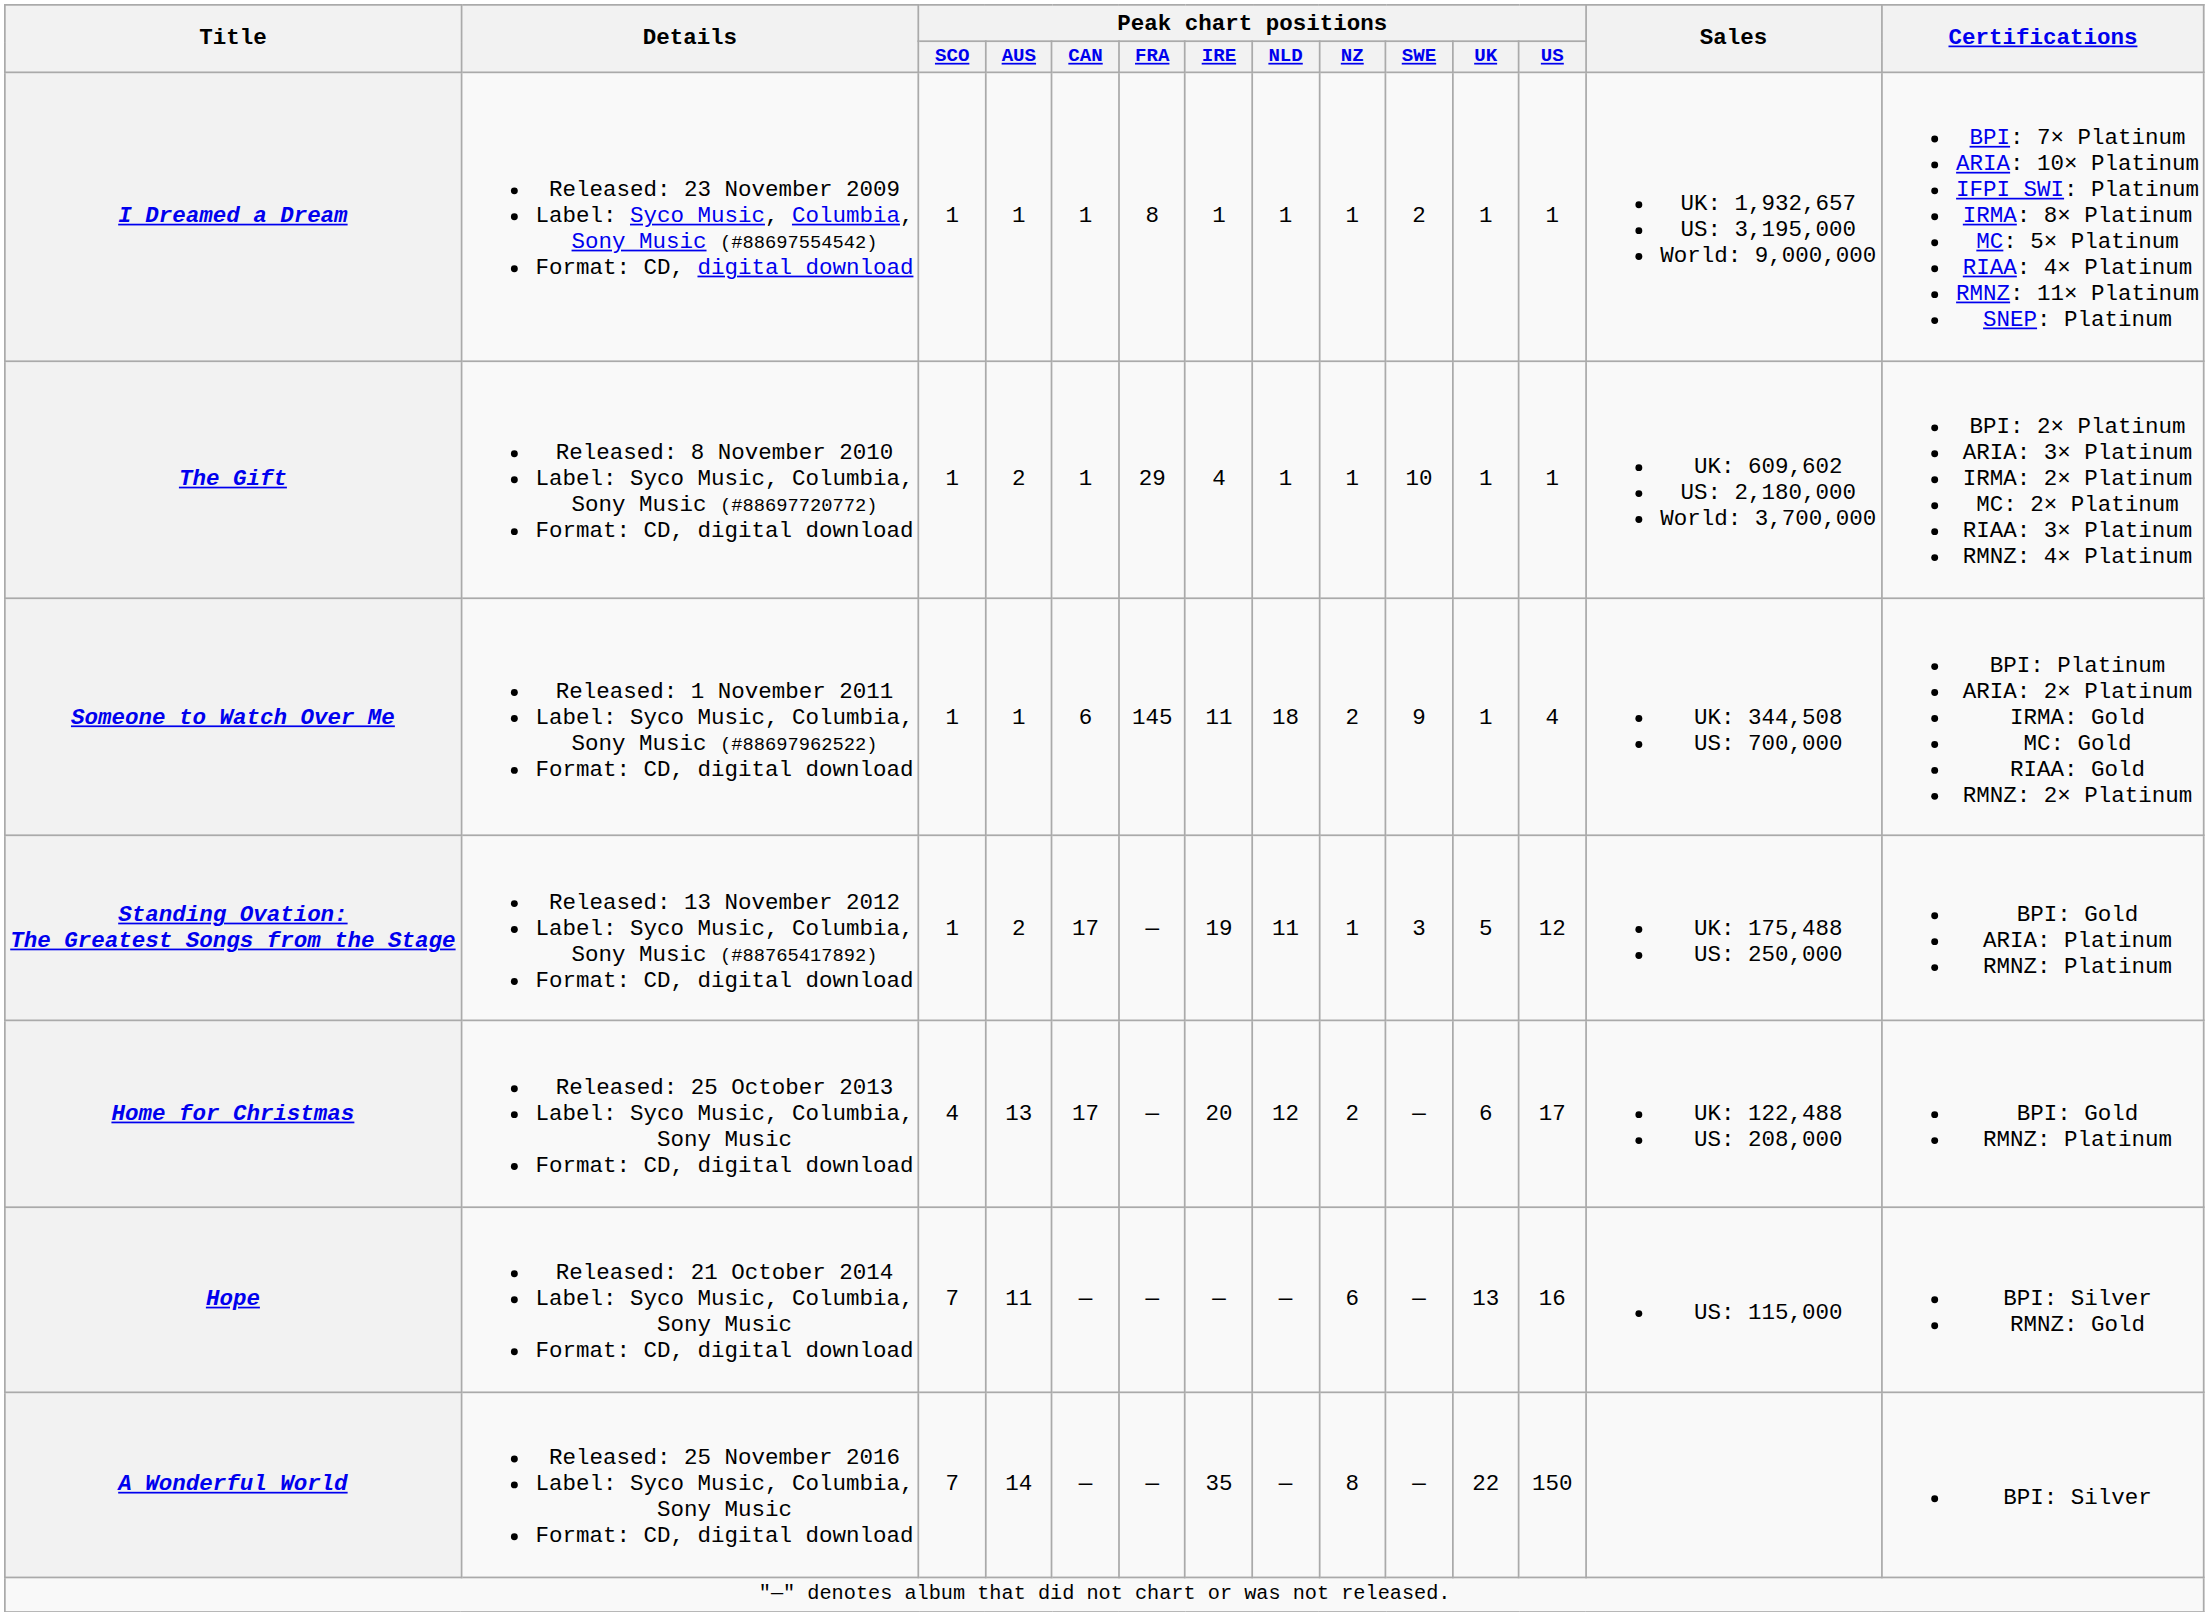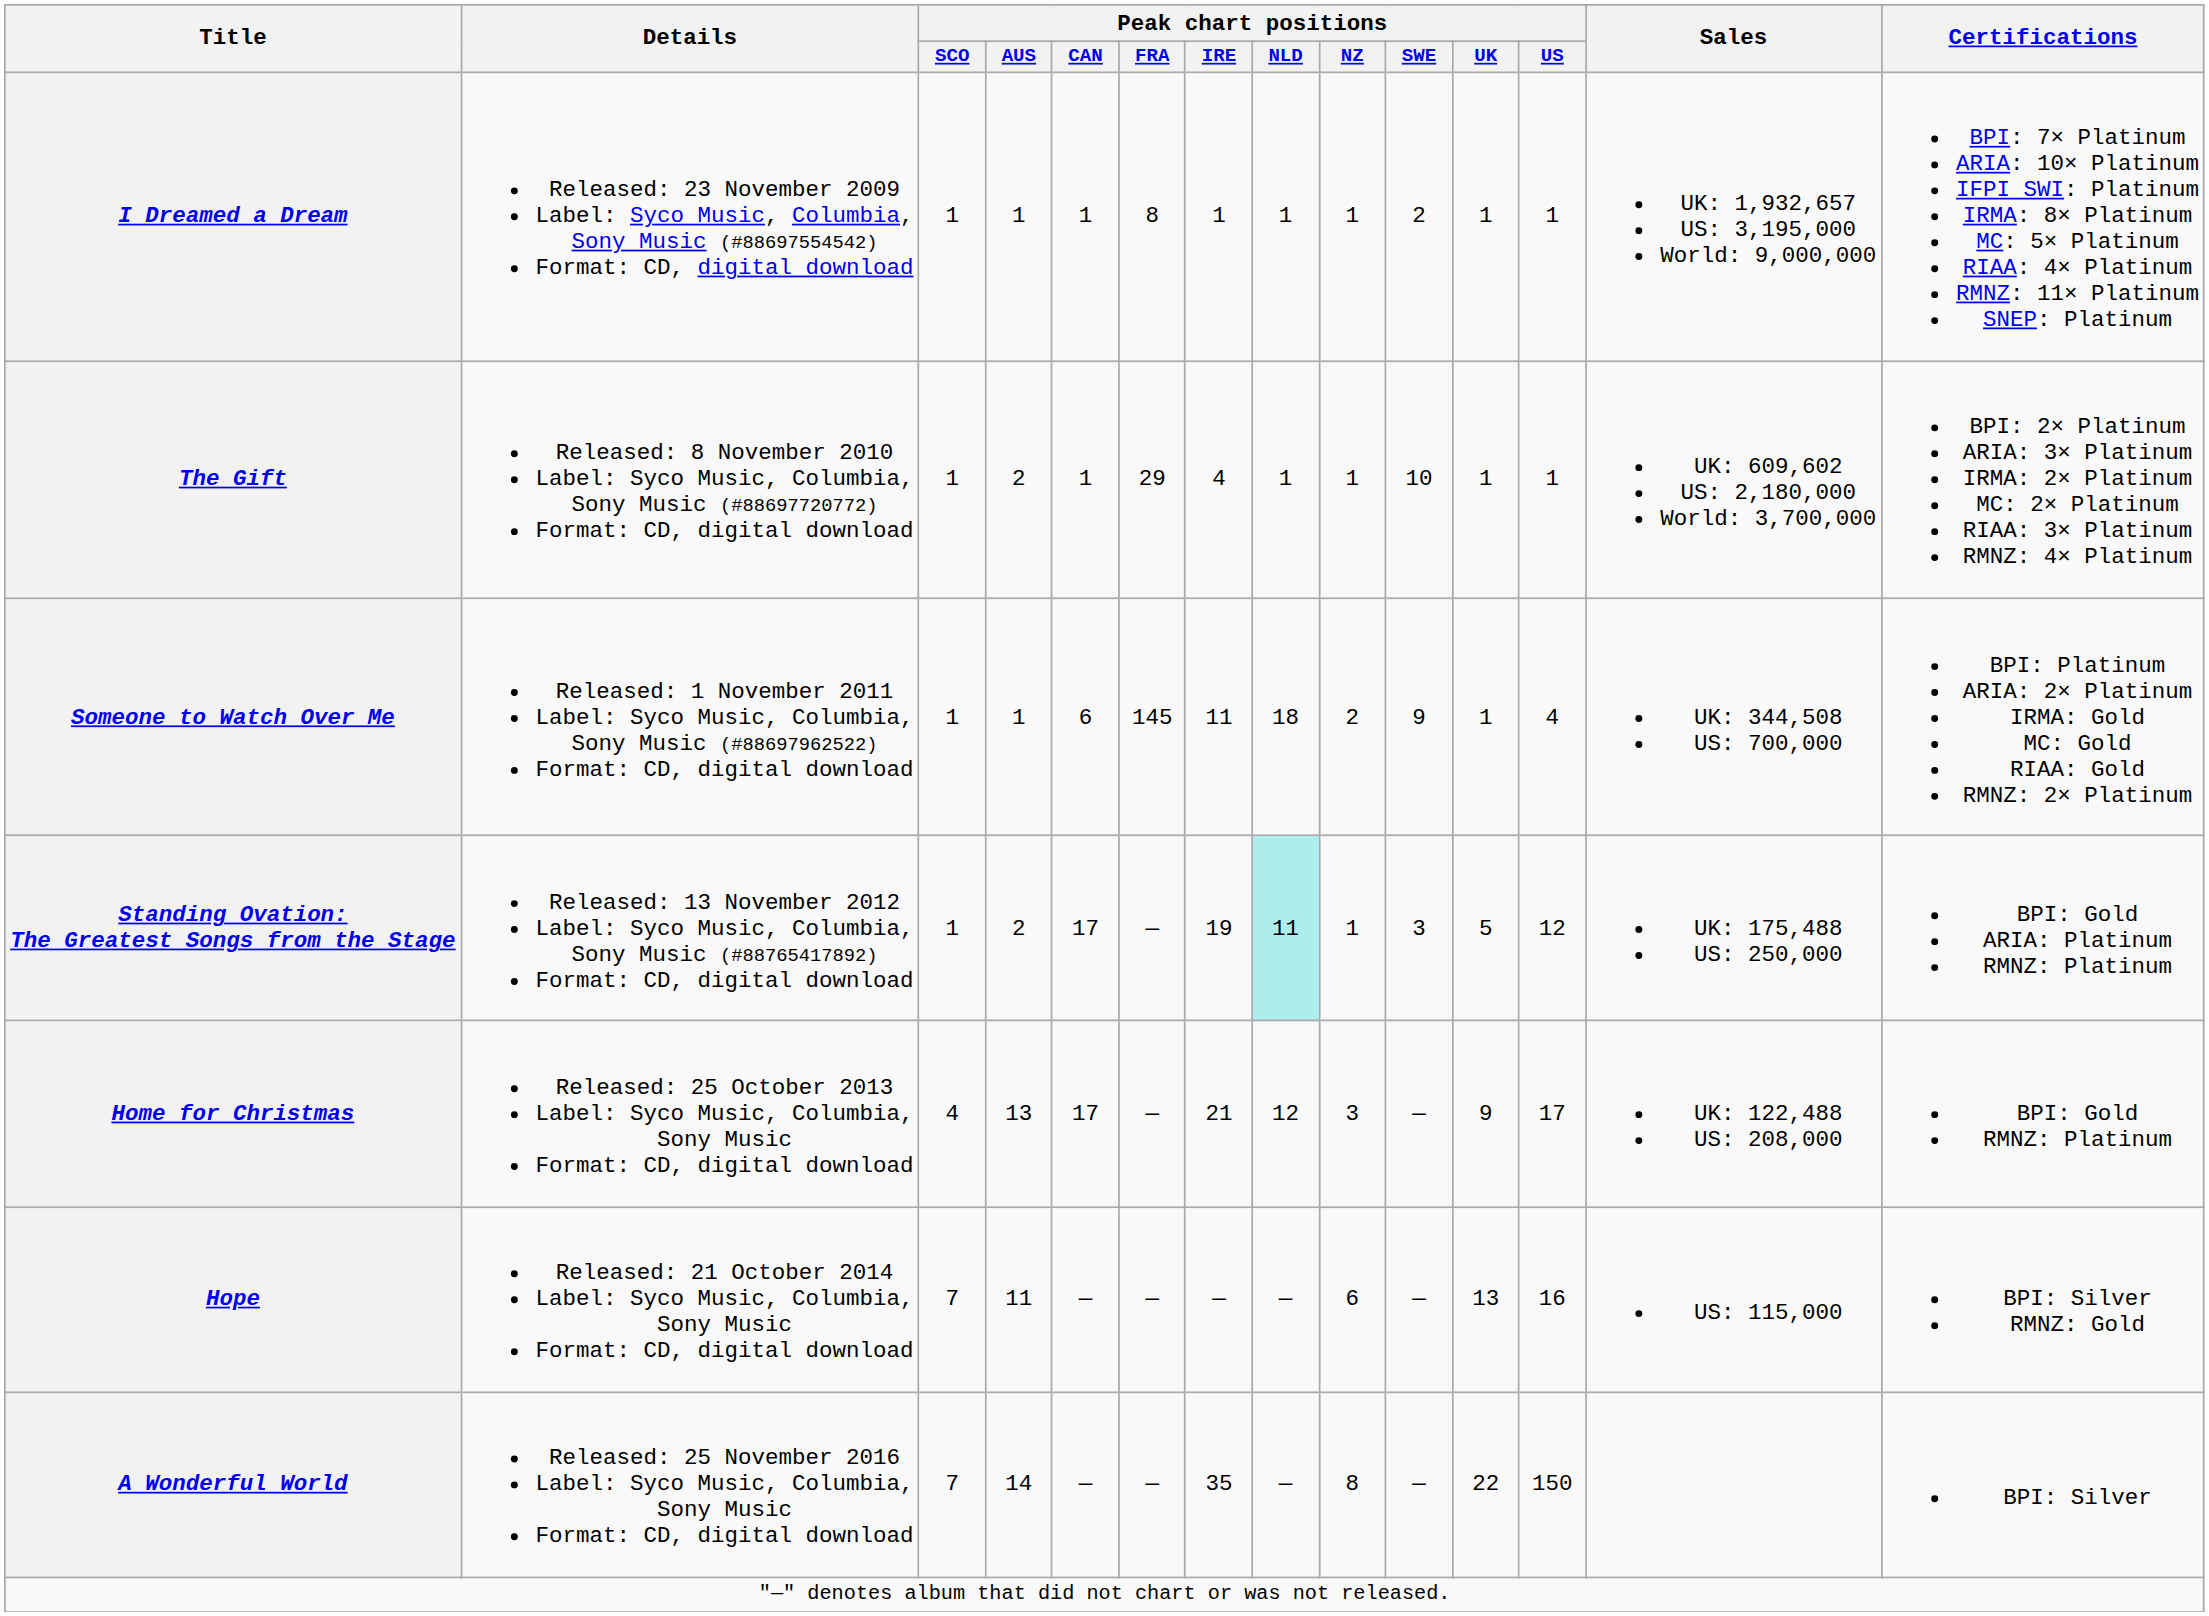(1286, 928) no background -> (1286, 928) paleturquoise background
(1219, 1114) 20 -> (1219, 1114) 21
(1352, 1114) 2 -> (1352, 1114) 3
(1486, 1114) 6 -> (1486, 1114) 9
